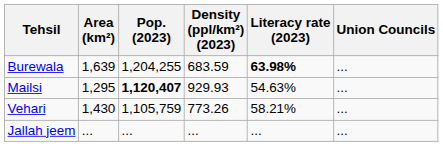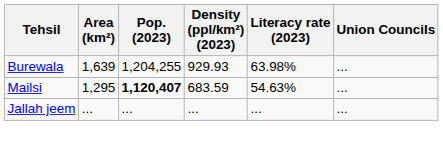(208, 66) 683.59 -> (208, 66) 929.93
(273, 66) bold -> (273, 66) normal
(208, 88) 929.93 -> (208, 88) 683.59
- row: (27, 109)
